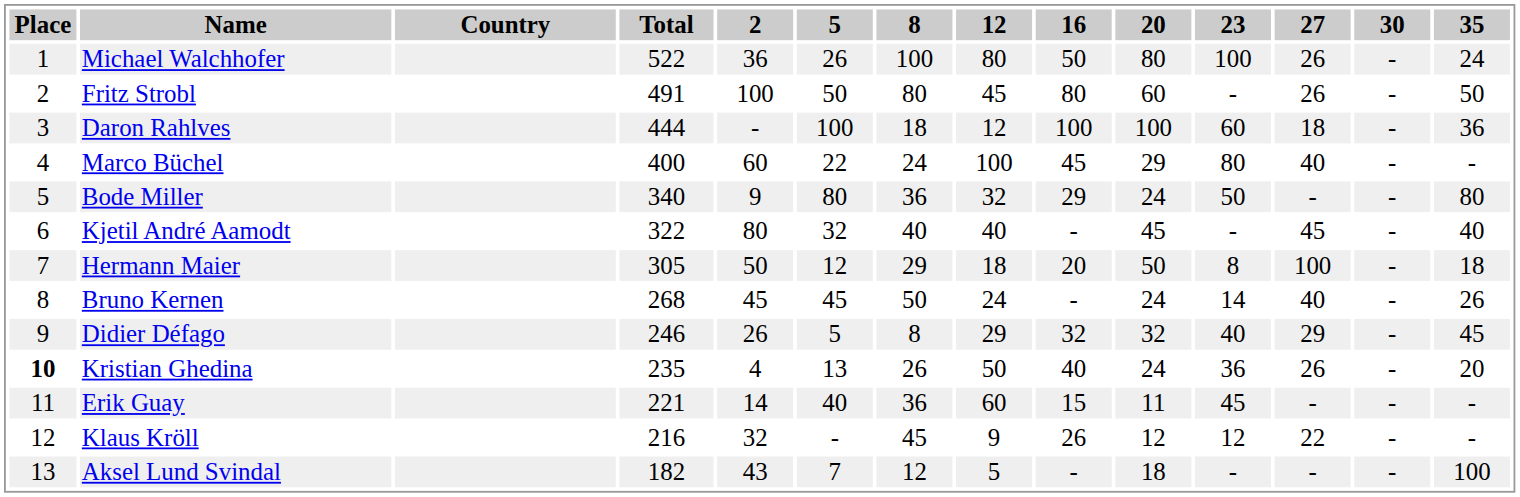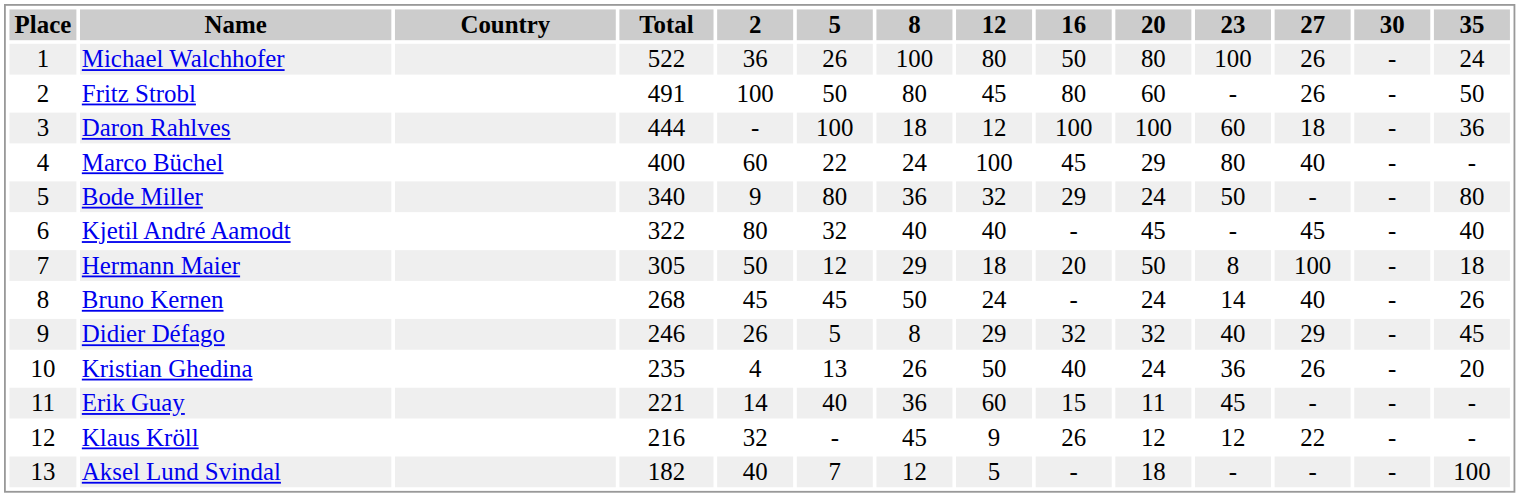(43, 369) bold -> (43, 369) normal
(755, 472) 43 -> (755, 472) 40
